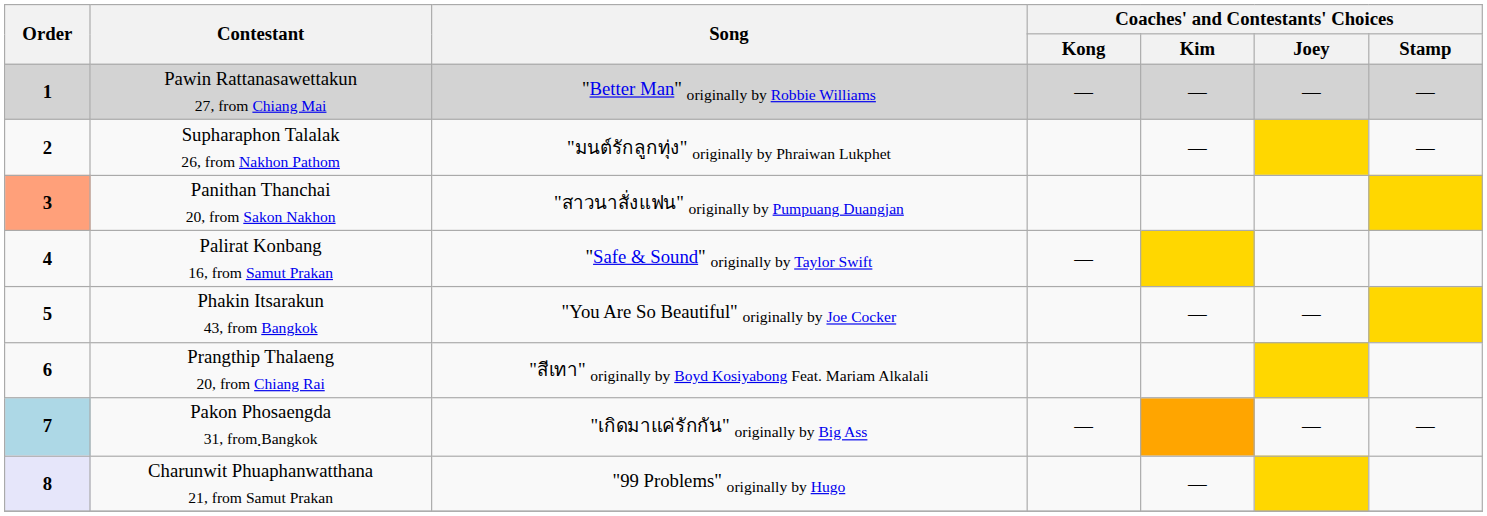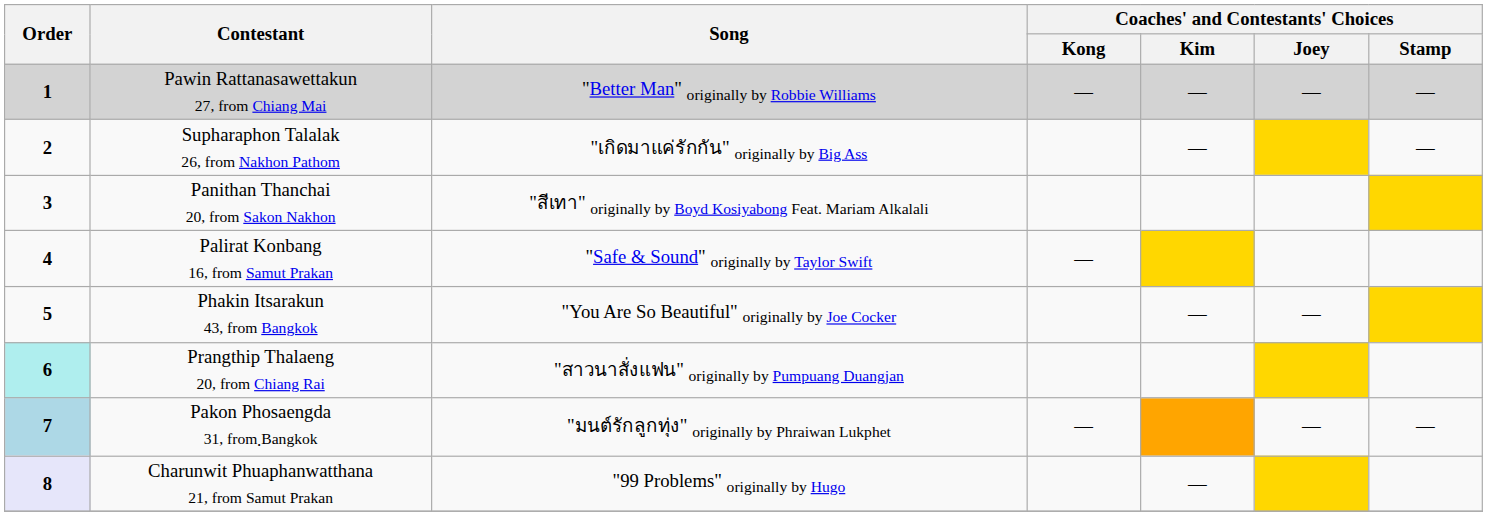(729, 149) "มนต์รักลูกทุ่ง" originally by Phraiwan Lukphet -> (729, 149) "เกิดมาแค่รักกัน" originally by Big Ass
(47, 202) lightsalmon background -> (47, 202) no background
(729, 205) "สาวนาสั่งแฟน" originally by Pumpuang Duangjan -> (729, 205) "สีเทา" originally by Boyd Kosiyabong Feat. Mariam Alkalali
(47, 369) no background -> (47, 369) paleturquoise background
(729, 372) "สีเทา" originally by Boyd Kosiyabong Feat. Mariam Alkalali -> (729, 372) "สาวนาสั่งแฟน" originally by Pumpuang Duangjan
(729, 429) "เกิดมาแค่รักกัน" originally by Big Ass -> (729, 429) "มนต์รักลูกทุ่ง" originally by Phraiwan Lukphet
